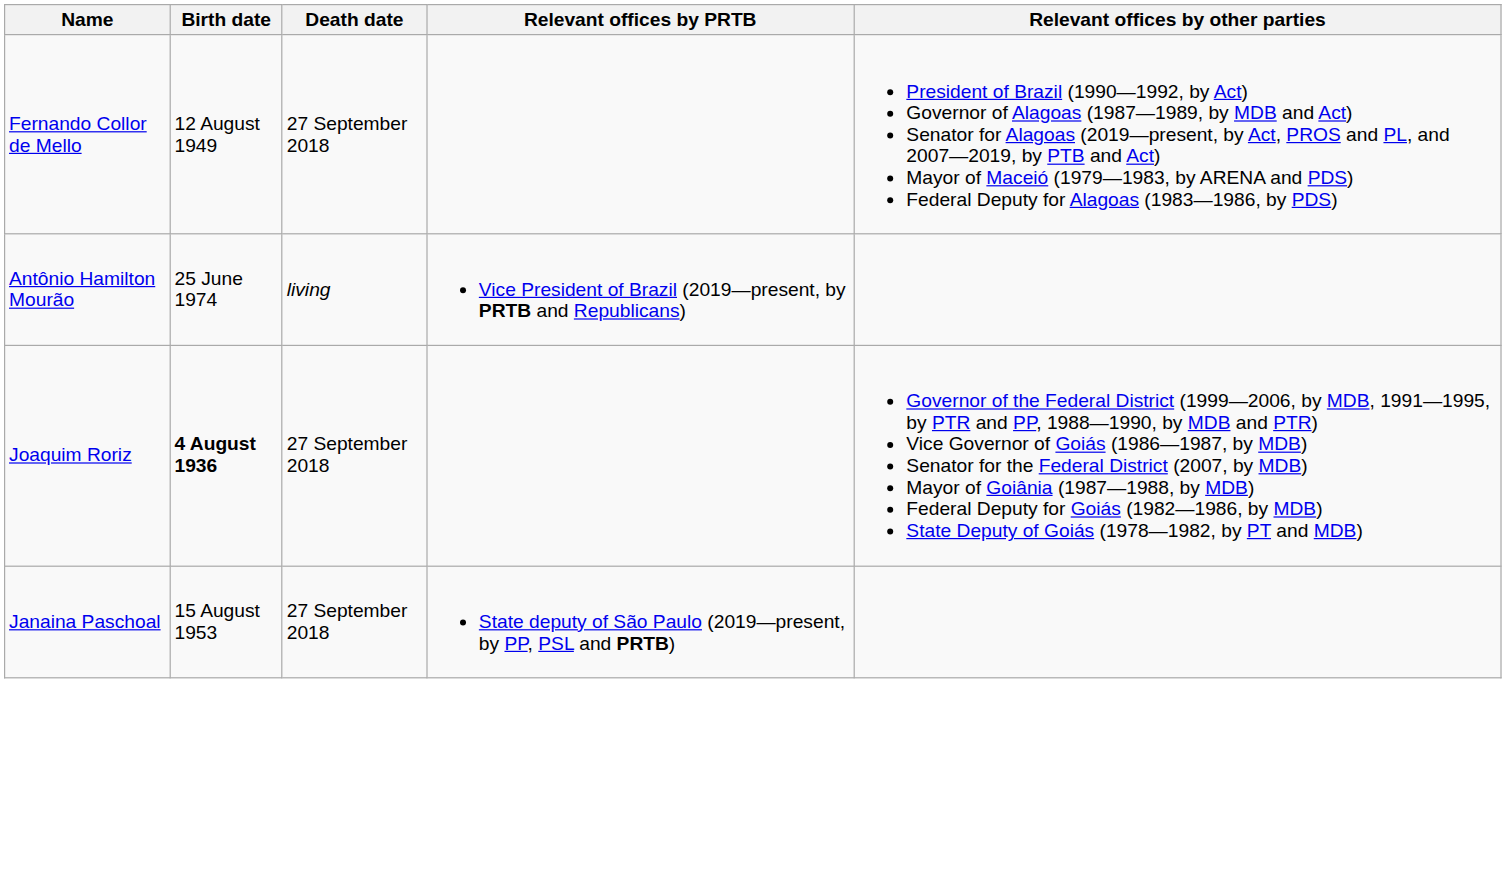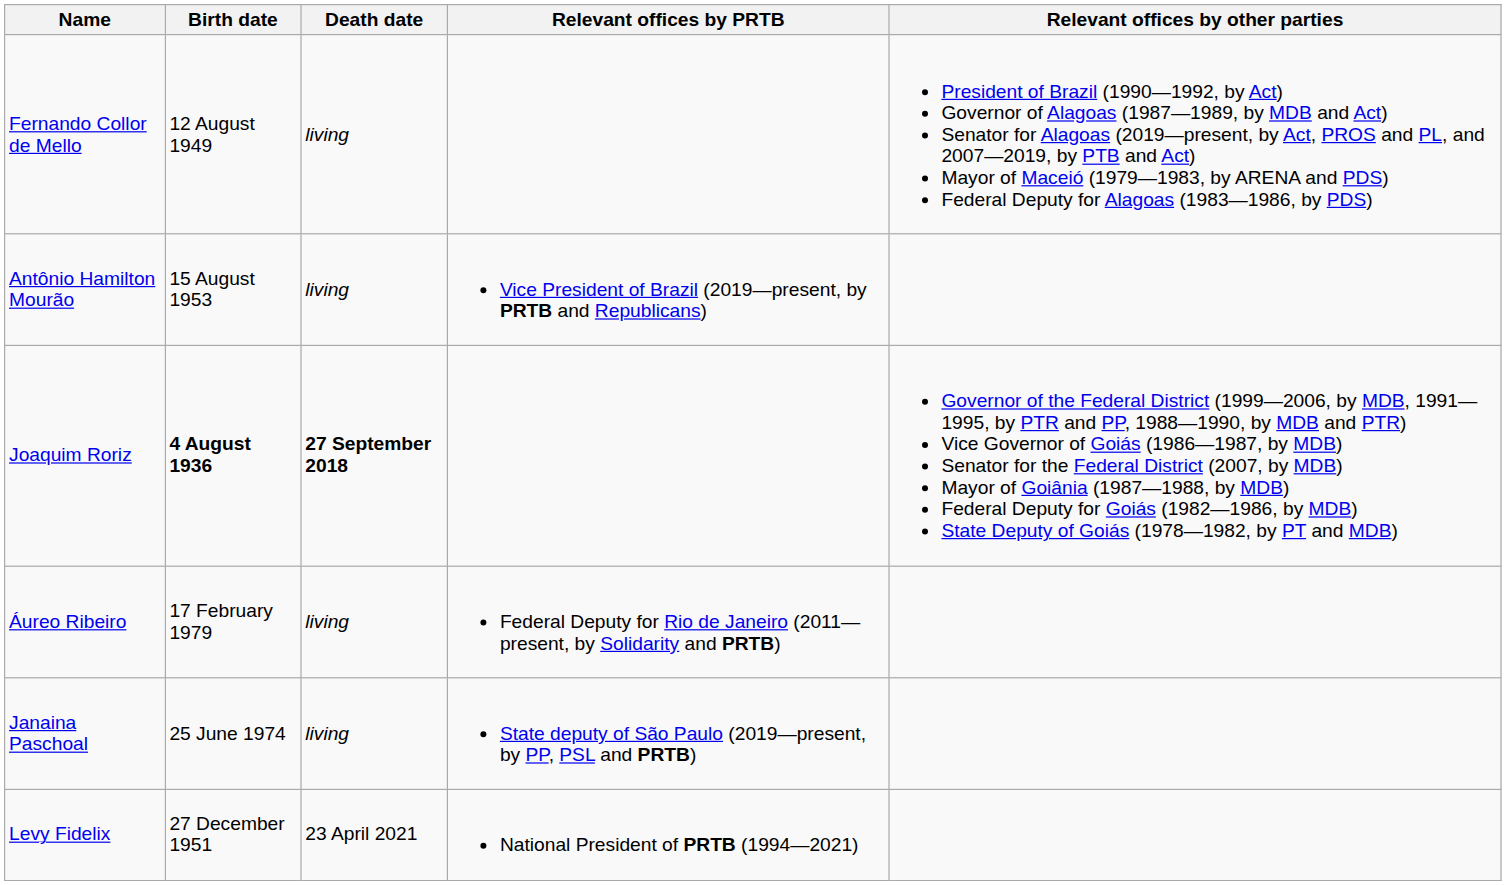(347, 134) 27 September 2018 -> (327, 134) living
(209, 289) 25 June 1974 -> (212, 289) 15 August 1953
(347, 455) normal -> (368, 455) bold
+ row: (68, 621)
(217, 621) 15 August 1953 -> (228, 733) 25 June 1974
(347, 621) 27 September 2018 -> (327, 733) living
+ row: (60, 834)
